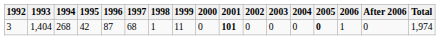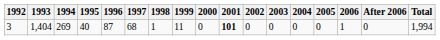(63, 27) 268 -> (63, 27) 269
(85, 27) 42 -> (85, 27) 40
(318, 27) bold -> (318, 27) normal
(422, 27) 1,974 -> (422, 27) 1,994
